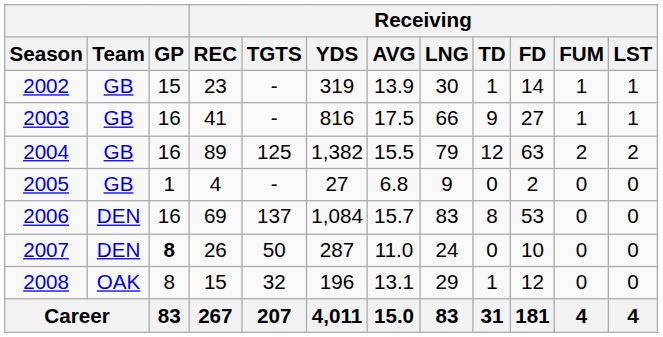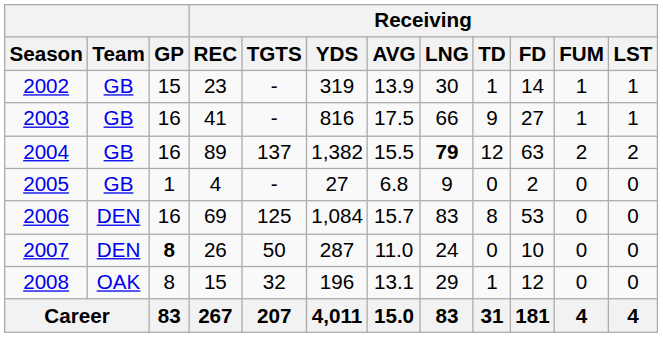(274, 151) 125 -> (274, 151) 137
(447, 151) normal -> (447, 151) bold
(274, 217) 137 -> (274, 217) 125
